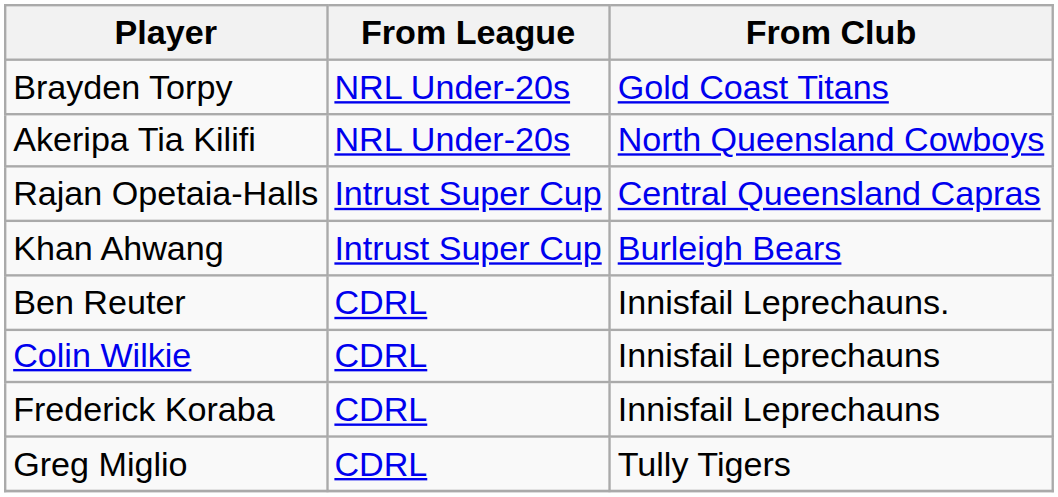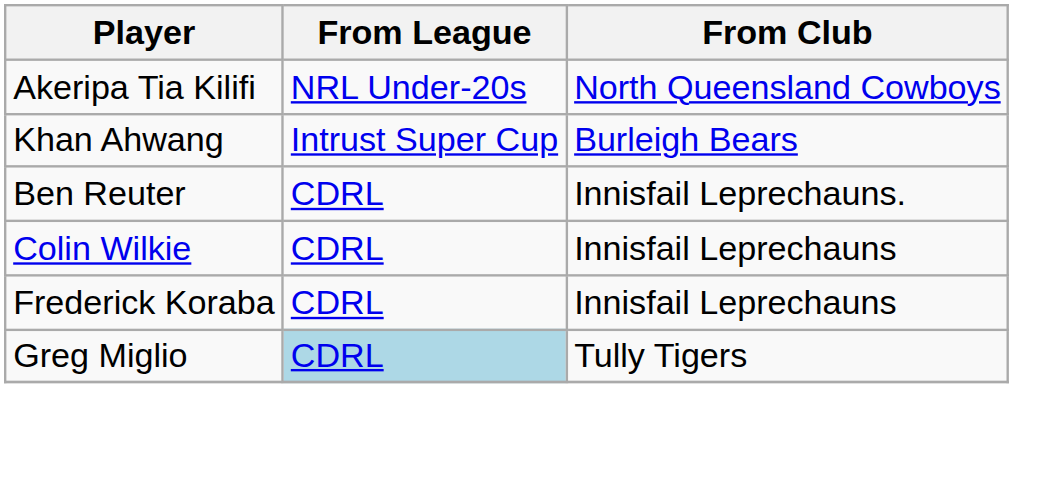- row: (123, 86)
- row: (166, 194)
(381, 464) no background -> (337, 356) lightblue background
